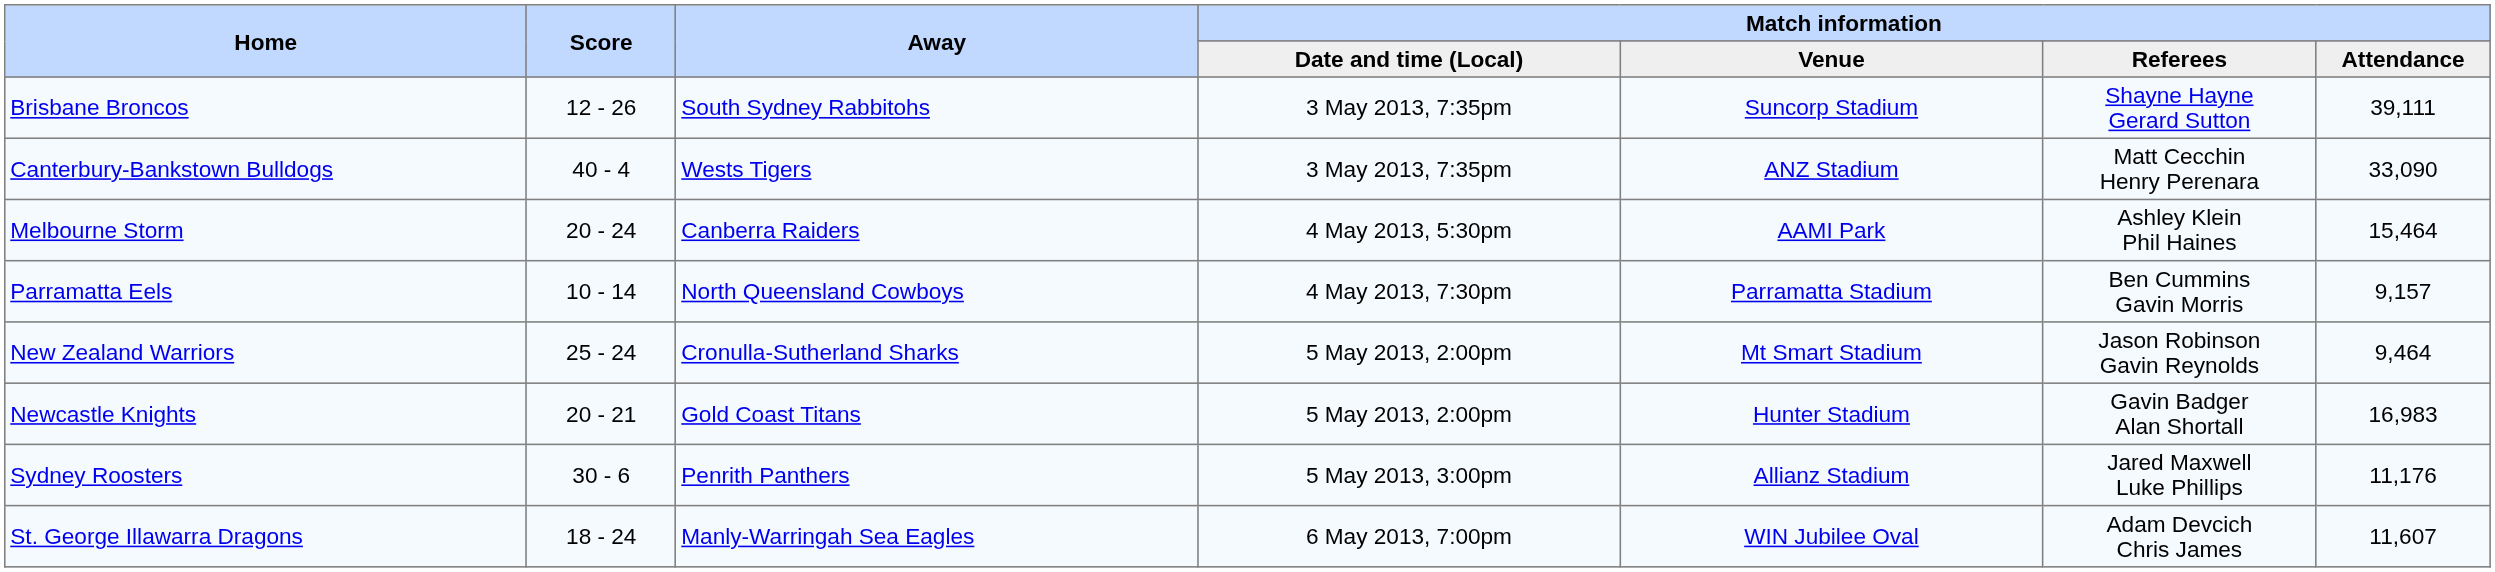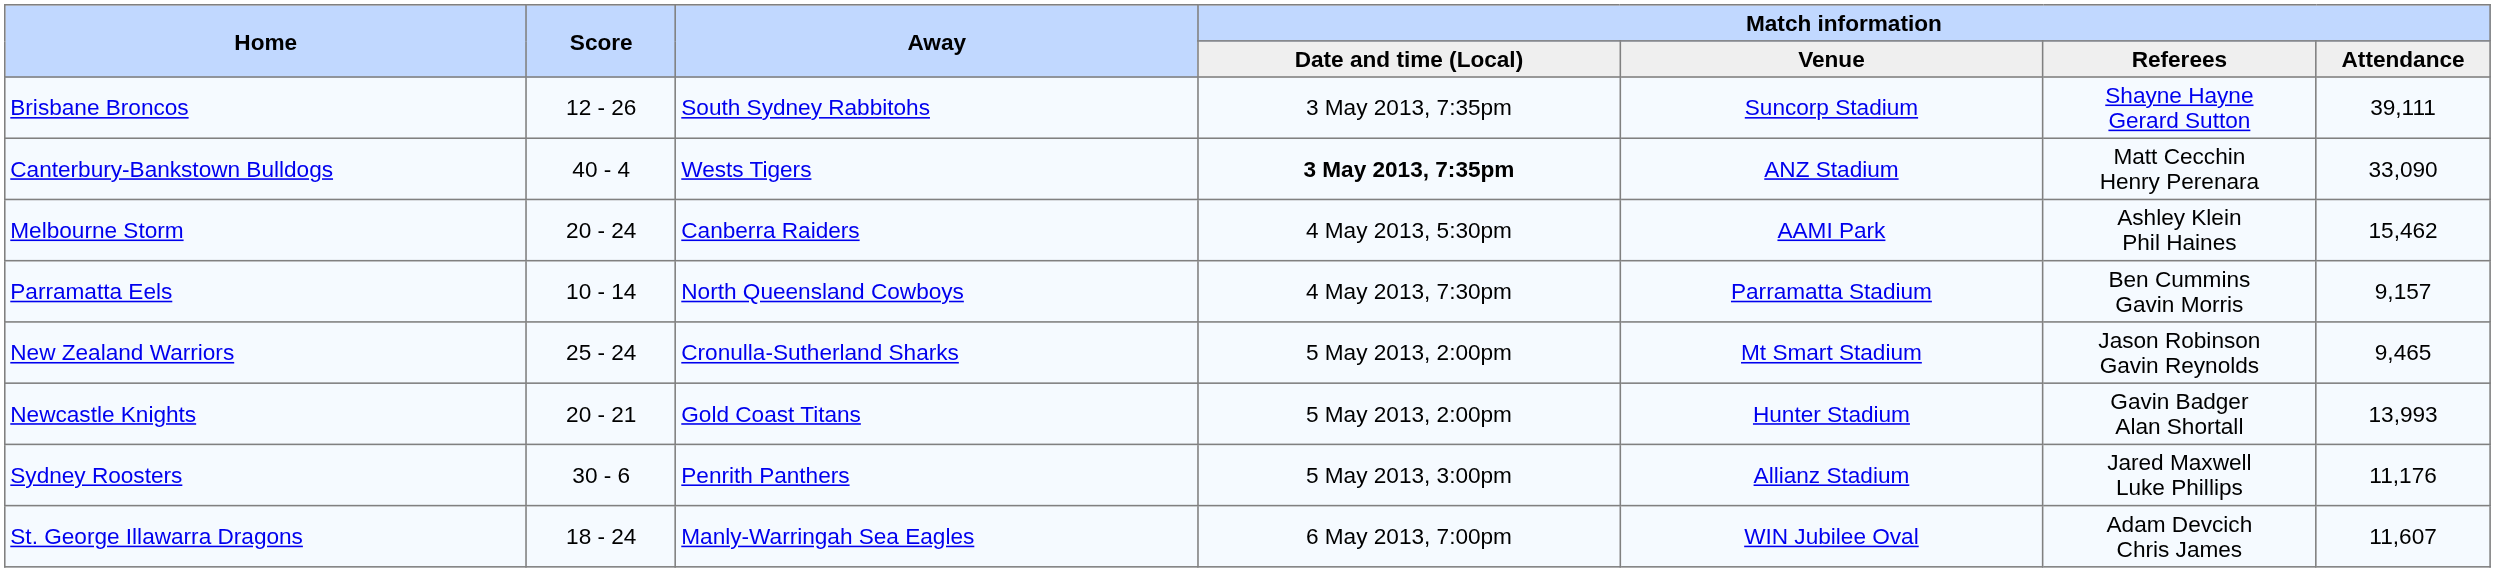(1409, 169) normal -> (1409, 169) bold
(2403, 230) 15,464 -> (2403, 230) 15,462
(2403, 353) 9,464 -> (2403, 353) 9,465
(2403, 414) 16,983 -> (2403, 414) 13,993
